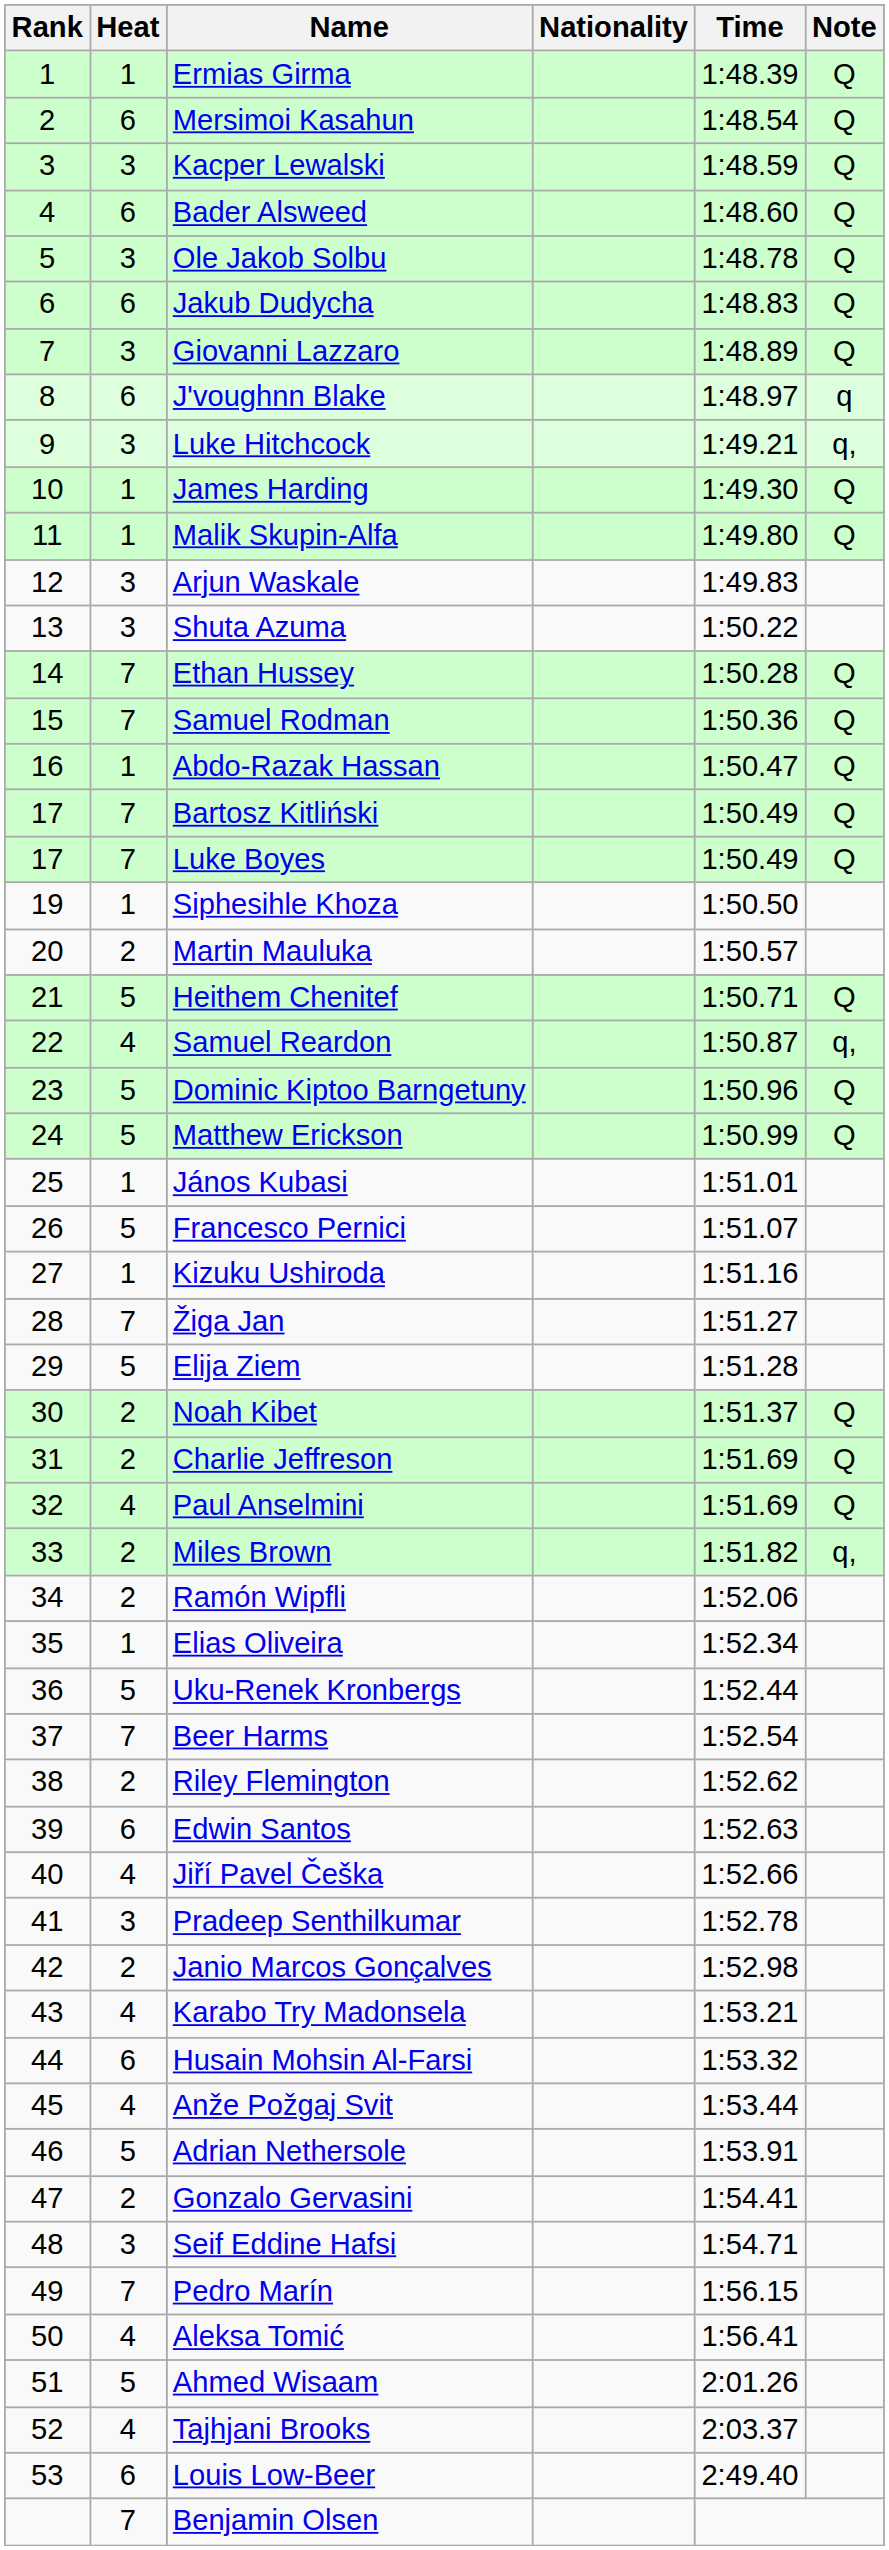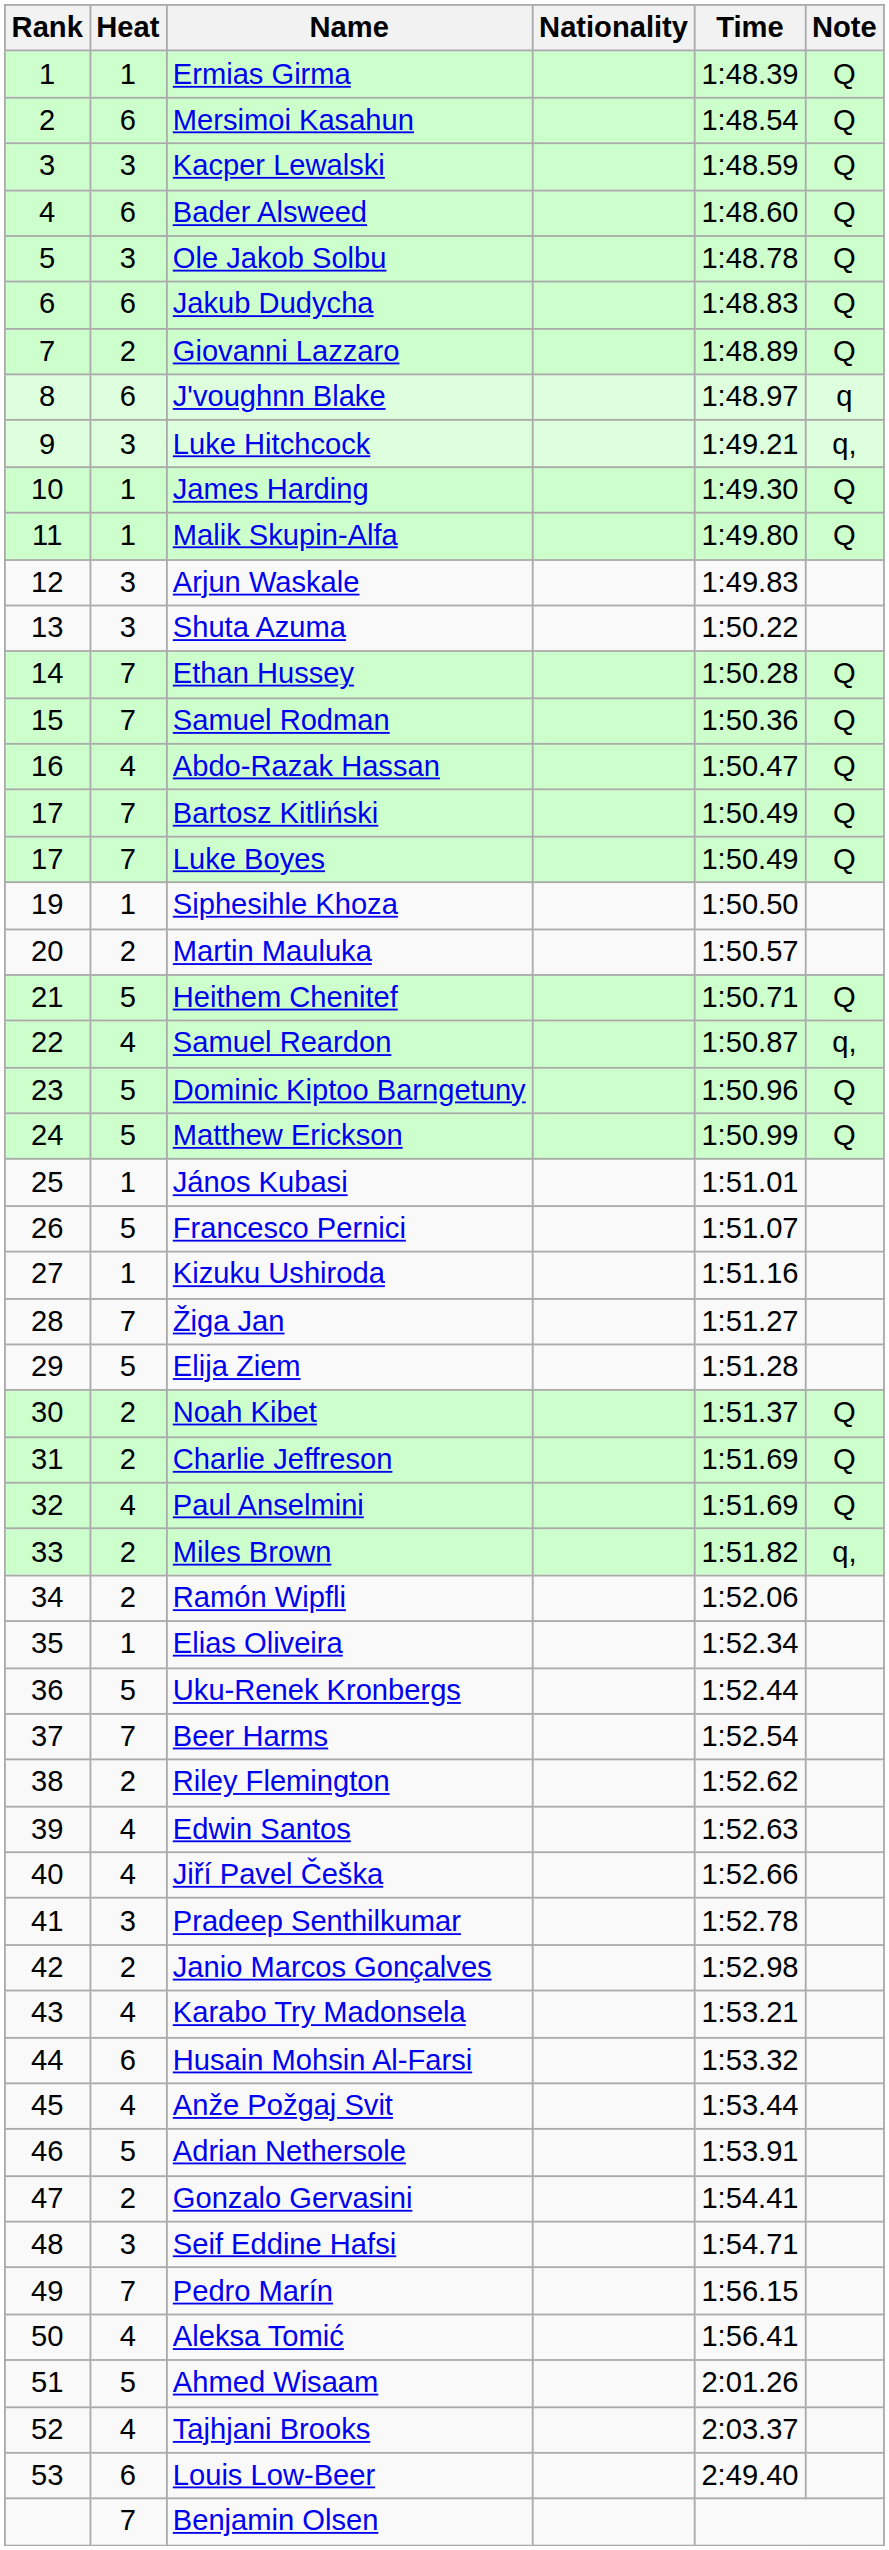(128, 350) 3 -> (128, 350) 2
(128, 766) 1 -> (128, 766) 4
(128, 1828) 6 -> (128, 1828) 4
